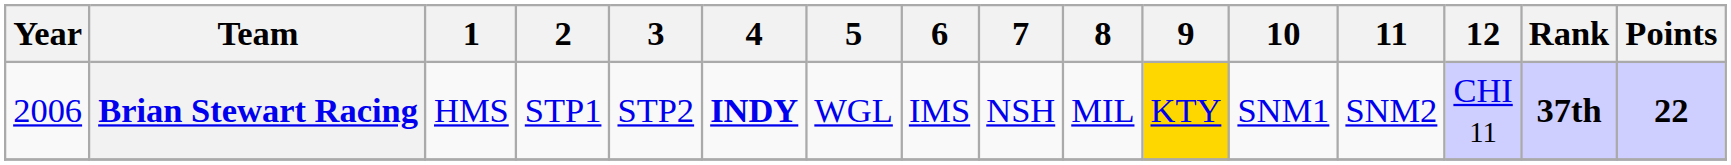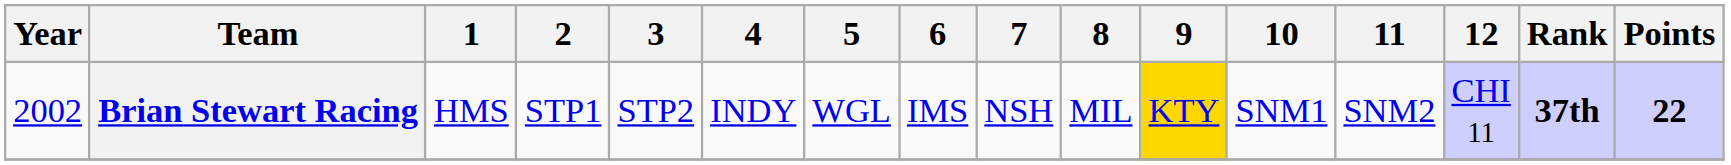(48, 110) 2006 -> (48, 110) 2002
(754, 110) bold -> (753, 110) normal
